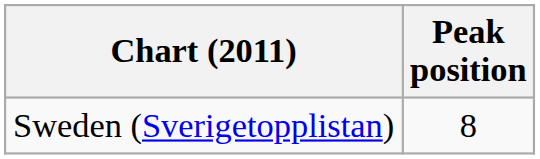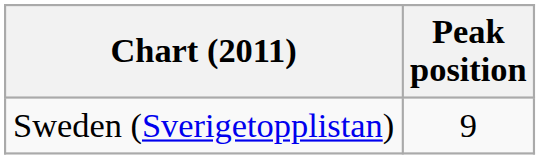(468, 125) 8 -> (468, 125) 9
